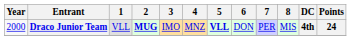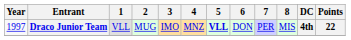(16, 27) 2000 -> (16, 27) 1997
(146, 27) bold -> (145, 27) normal
(331, 27) 24 -> (330, 27) 22
